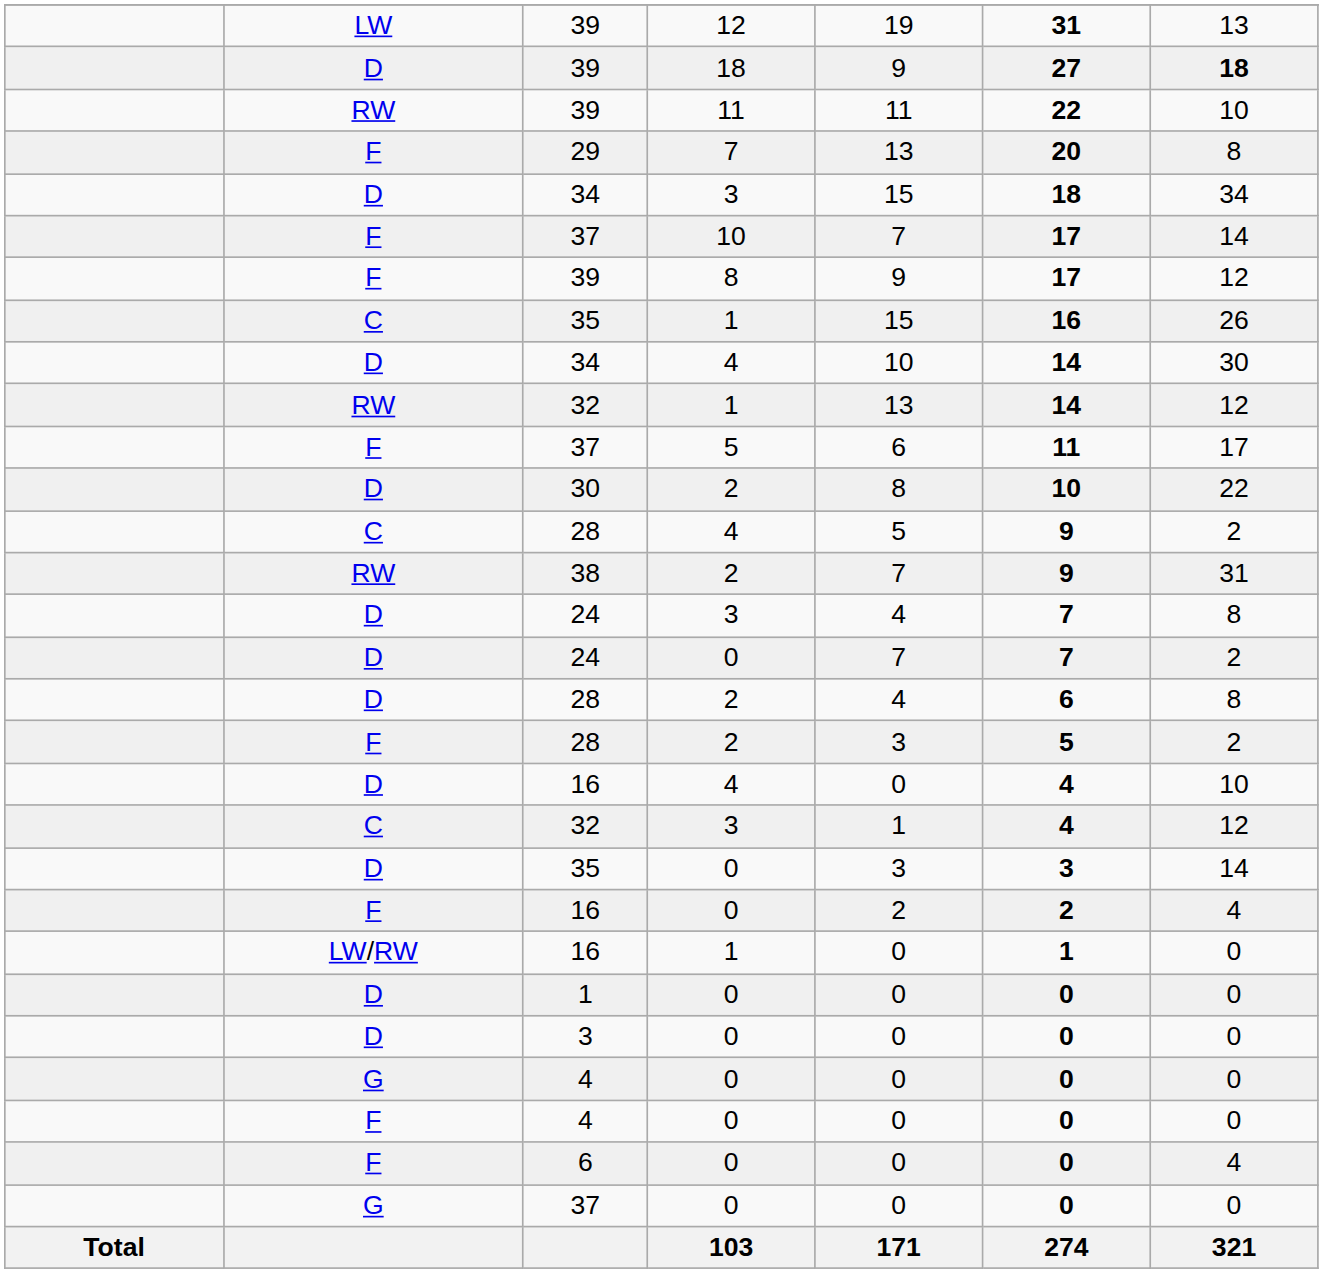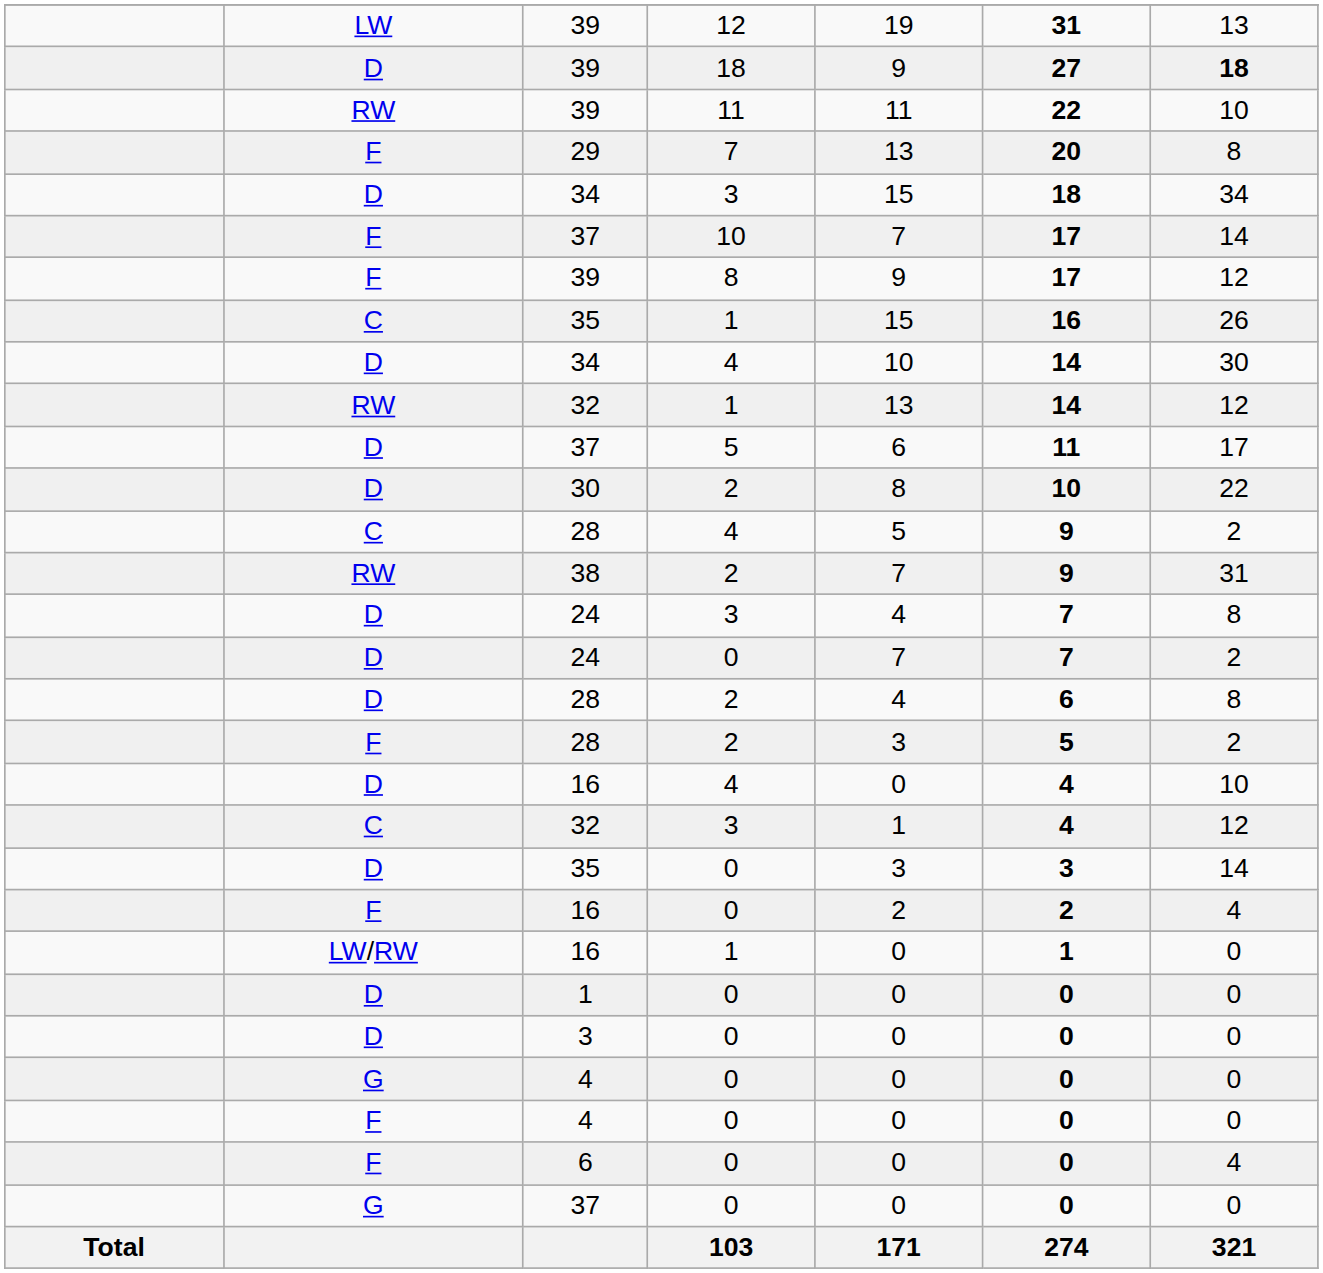(373, 446) F -> (373, 446) D
